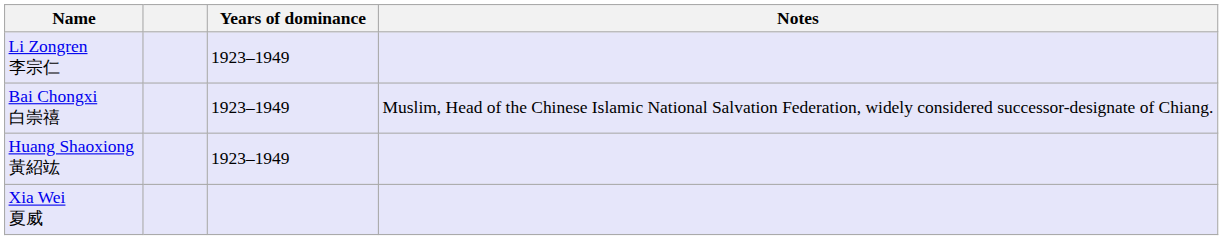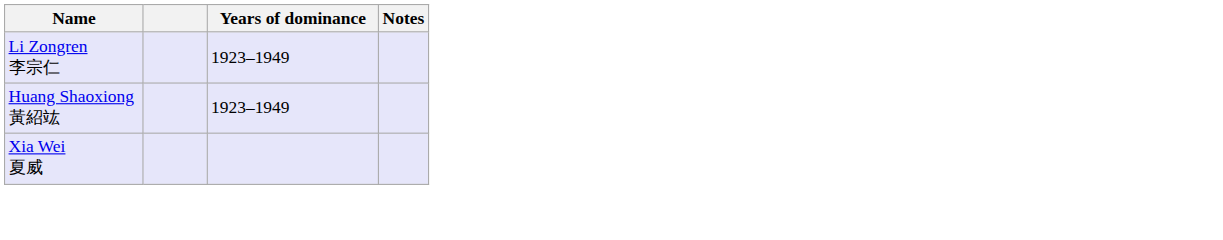- row: (53, 106)
